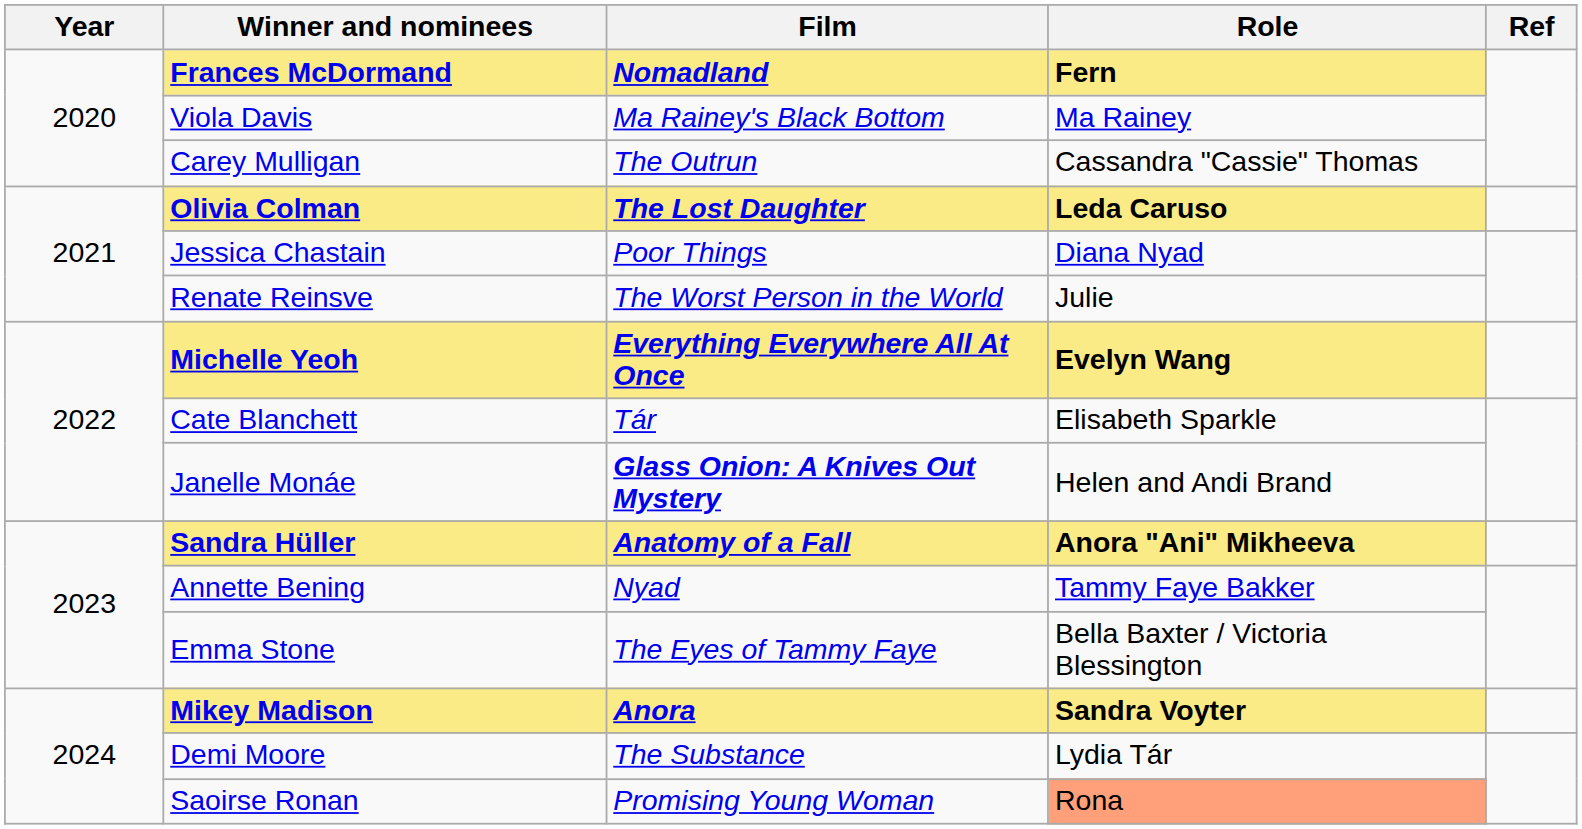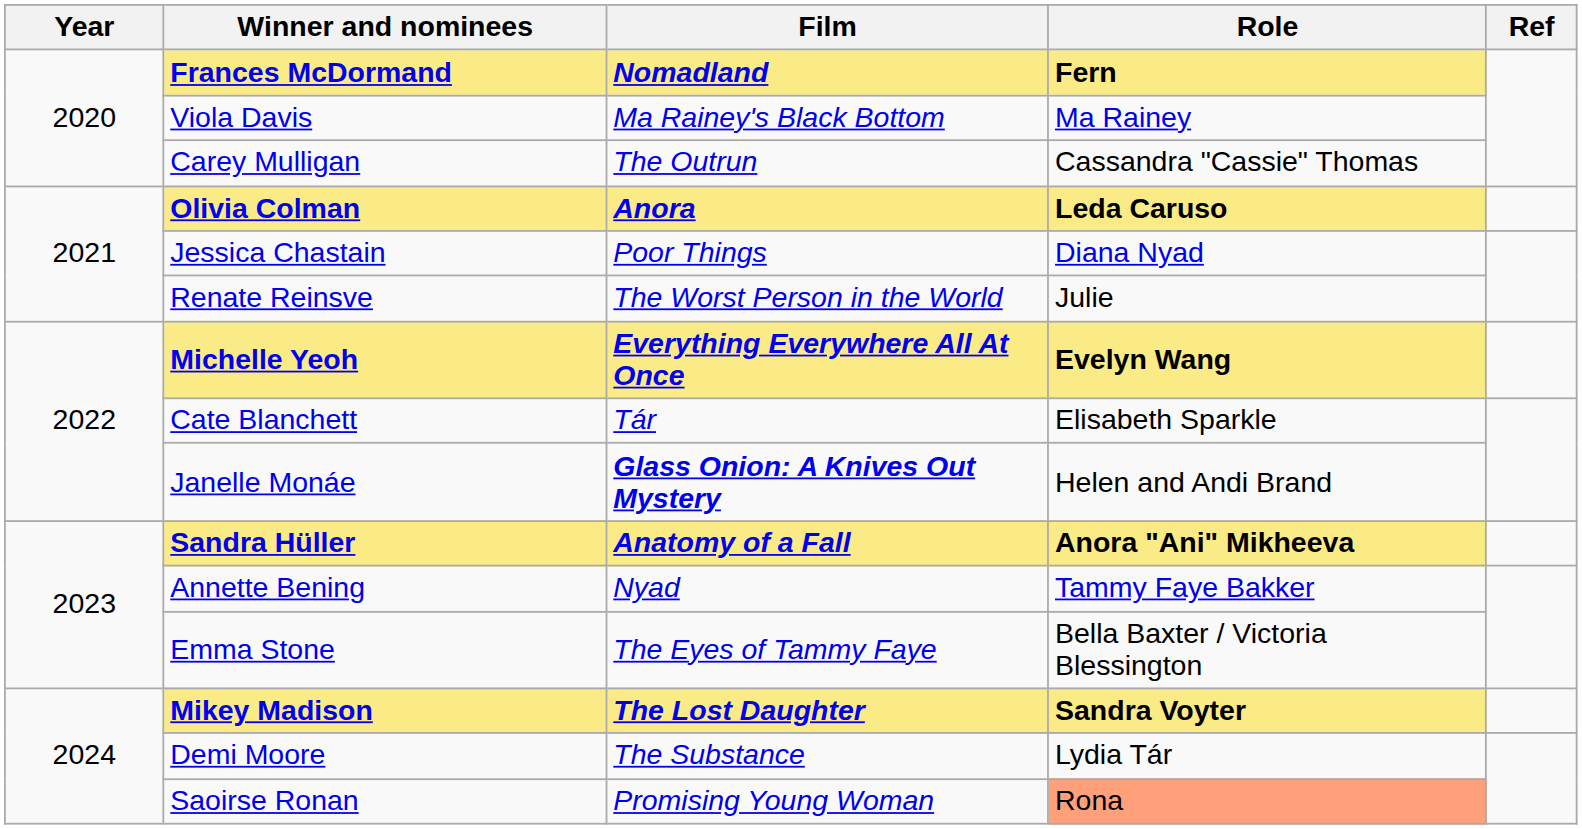(739, 207) The Lost Daughter -> (654, 207) Anora
(654, 710) Anora -> (739, 710) The Lost Daughter
